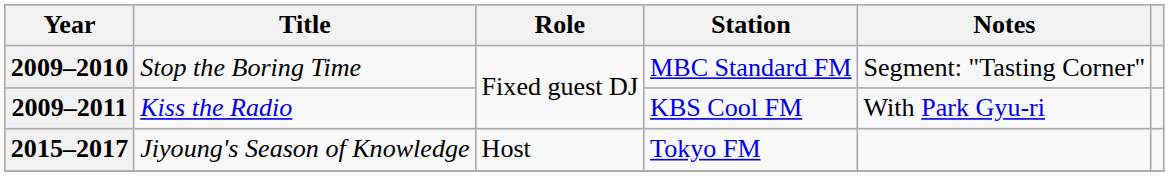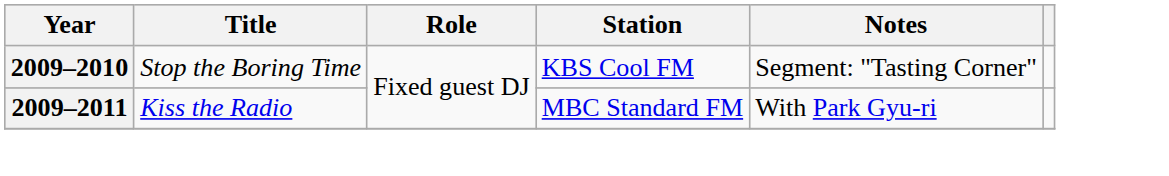(751, 66) MBC Standard FM -> (618, 66) KBS Cool FM
(726, 107) KBS Cool FM -> (642, 107) MBC Standard FM
- row: (70, 149)
